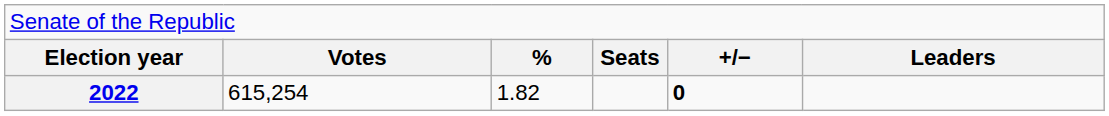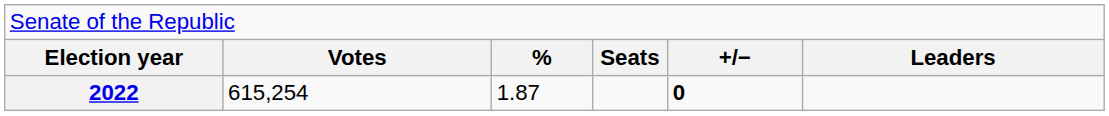(518, 92) 1.82 -> (518, 92) 1.87
